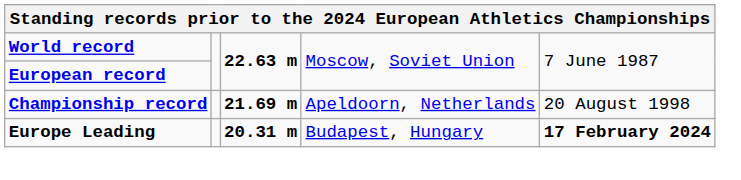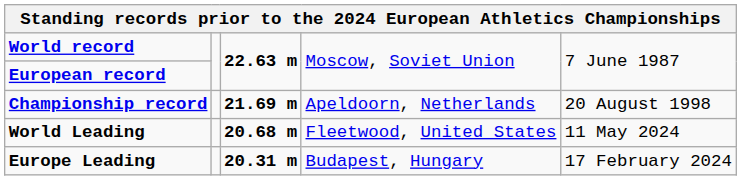+ row: (77, 132)
(627, 132) bold -> (648, 161) normal
